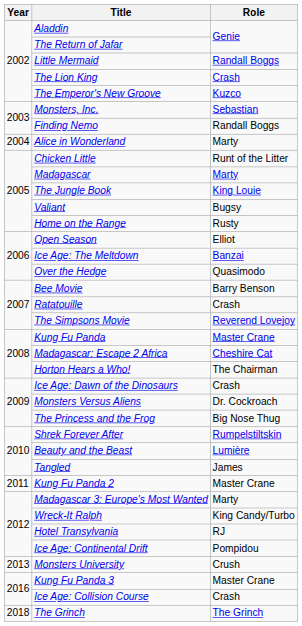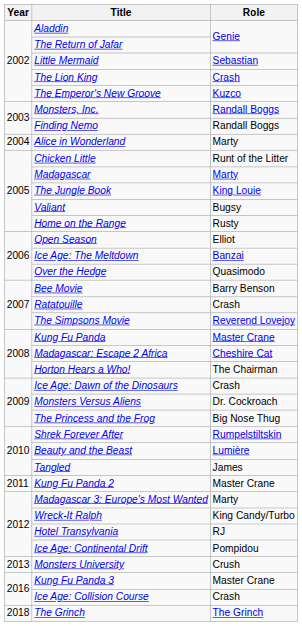(246, 61) Randall Boggs -> (235, 61) Sebastian
(235, 110) Sebastian -> (246, 110) Randall Boggs
